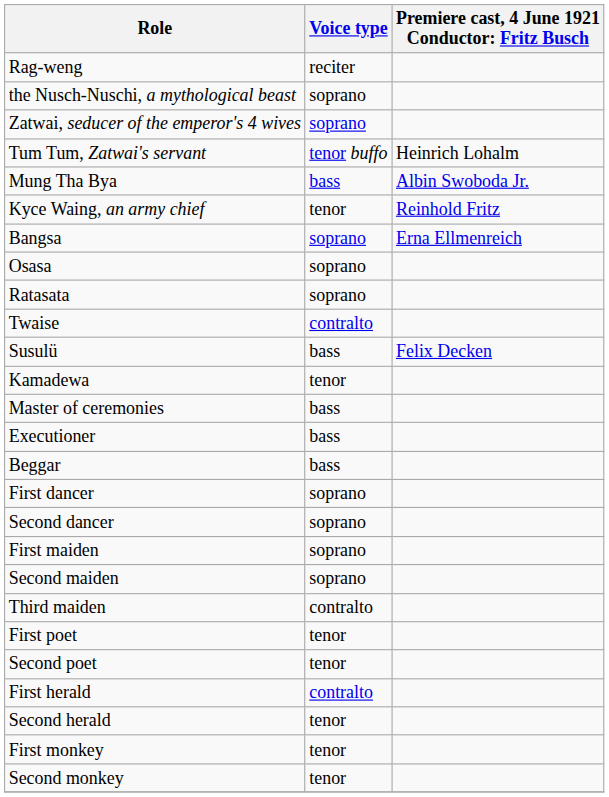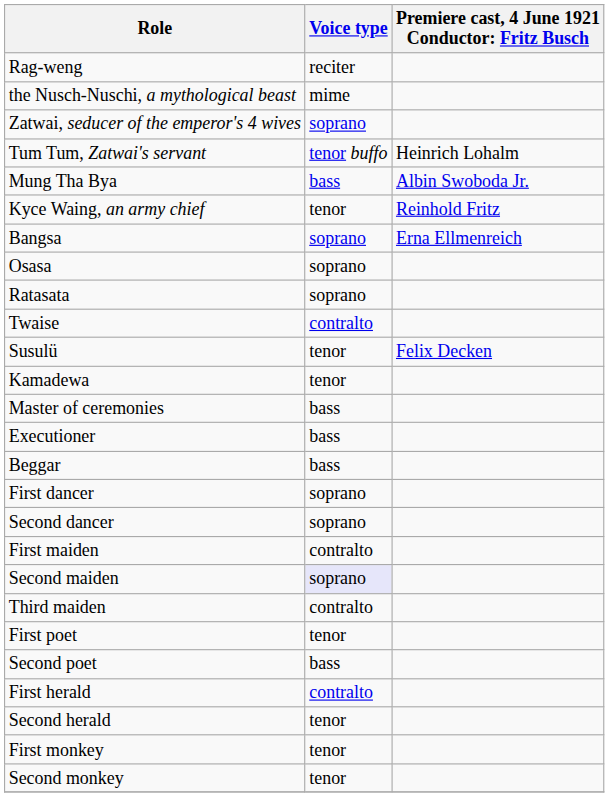(338, 95) soprano -> (330, 95) mime
(325, 351) bass -> (328, 351) tenor
(338, 550) soprano -> (341, 550) contralto
(338, 578) no background -> (338, 578) lavender background
(328, 664) tenor -> (325, 664) bass
